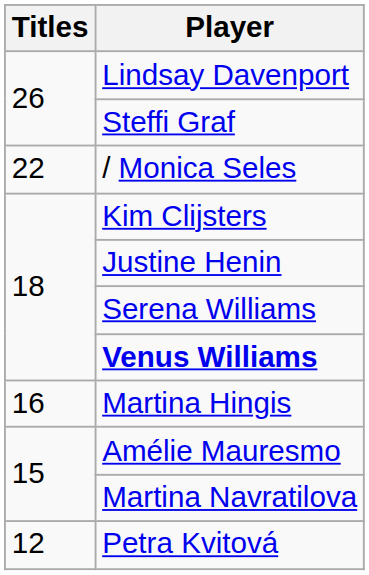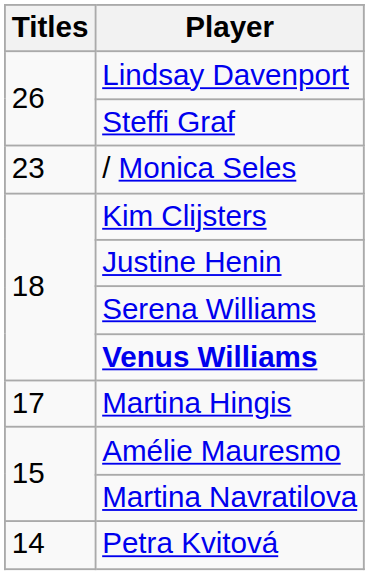(28, 168) 22 -> (28, 168) 23
(28, 403) 16 -> (28, 403) 17
(28, 544) 12 -> (28, 544) 14
